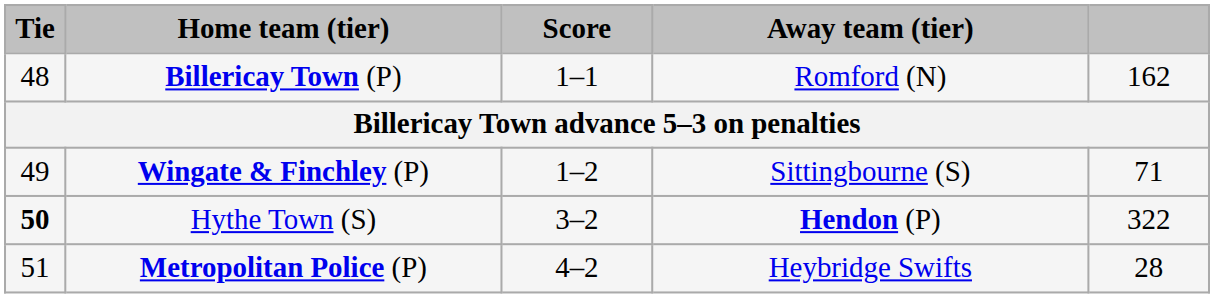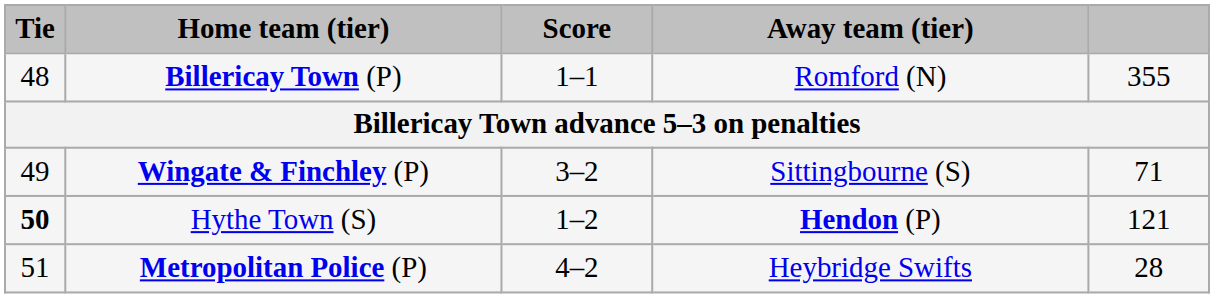(1149, 76) 162 -> (1149, 76) 355
(577, 171) 1–2 -> (577, 171) 3–2
(577, 219) 3–2 -> (577, 219) 1–2
(1149, 219) 322 -> (1149, 219) 121
